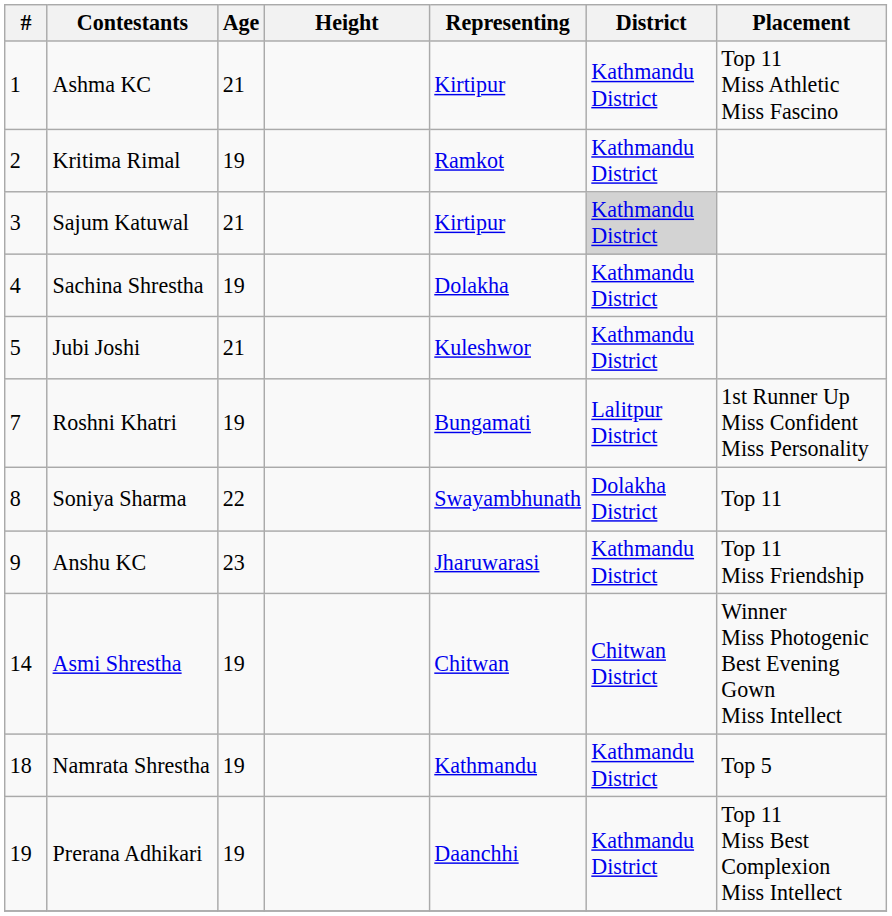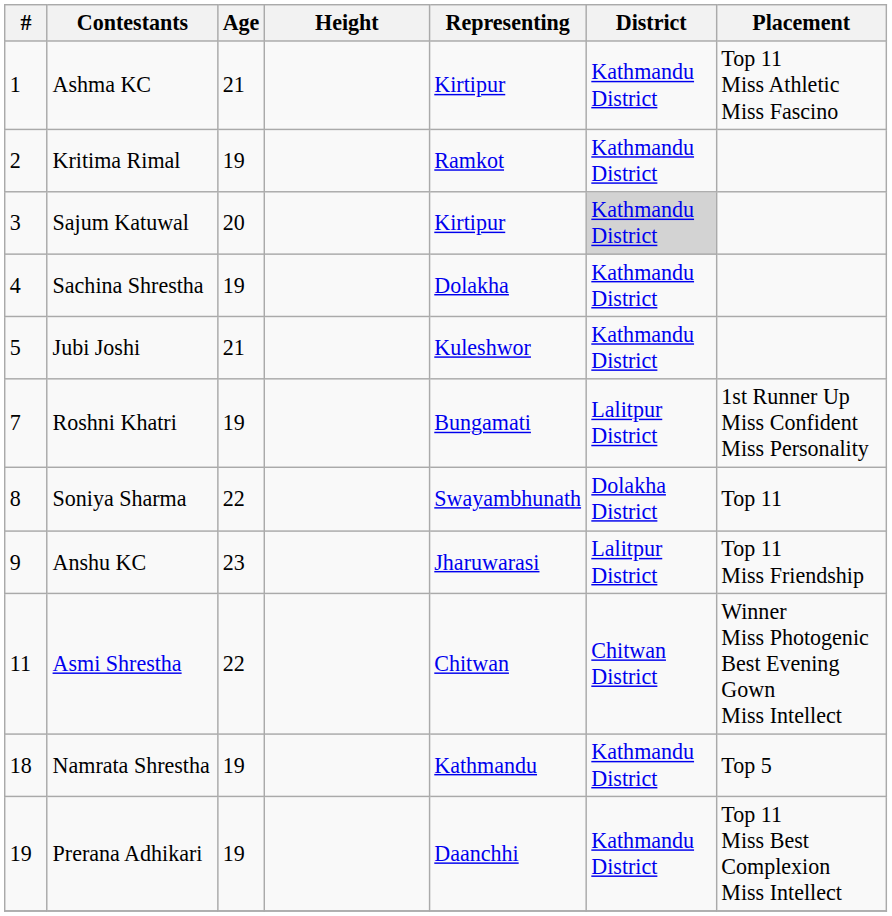(234, 223) 21 -> (234, 223) 20
(643, 561) Kathmandu District -> (627, 561) Lalitpur District
(21, 663) 14 -> (20, 663) 11
(234, 663) 19 -> (234, 663) 22
